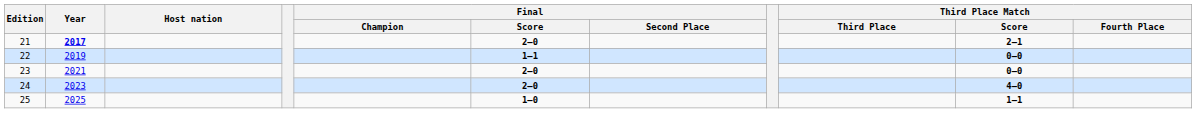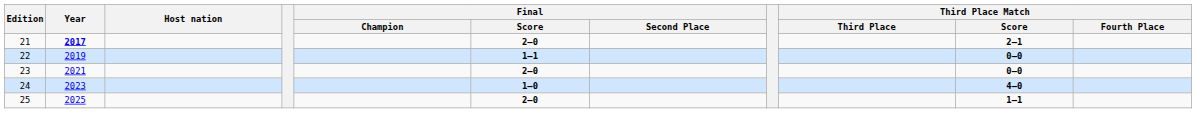(530, 85) 2–0 -> (530, 85) 1–0
(530, 100) 1–0 -> (530, 100) 2–0
